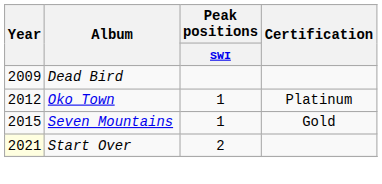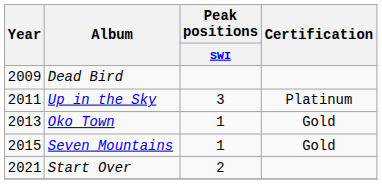+ row: (102, 100)
(25, 100) 2012 -> (25, 123) 2013
(319, 100) Platinum -> (319, 123) Gold
(25, 145) lightyellow background -> (25, 168) no background
